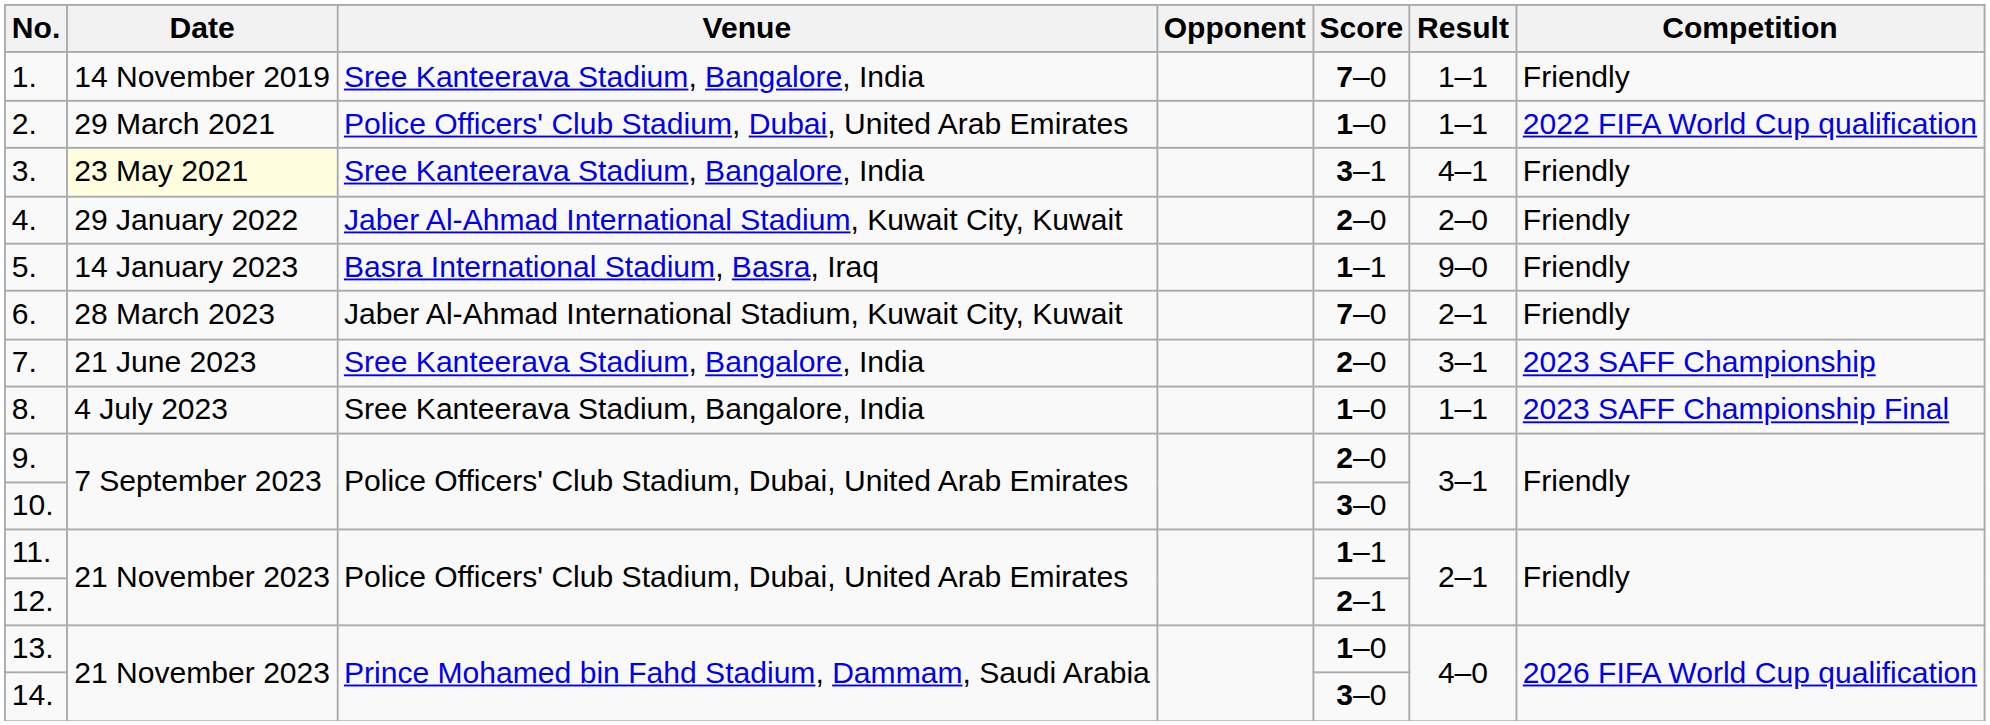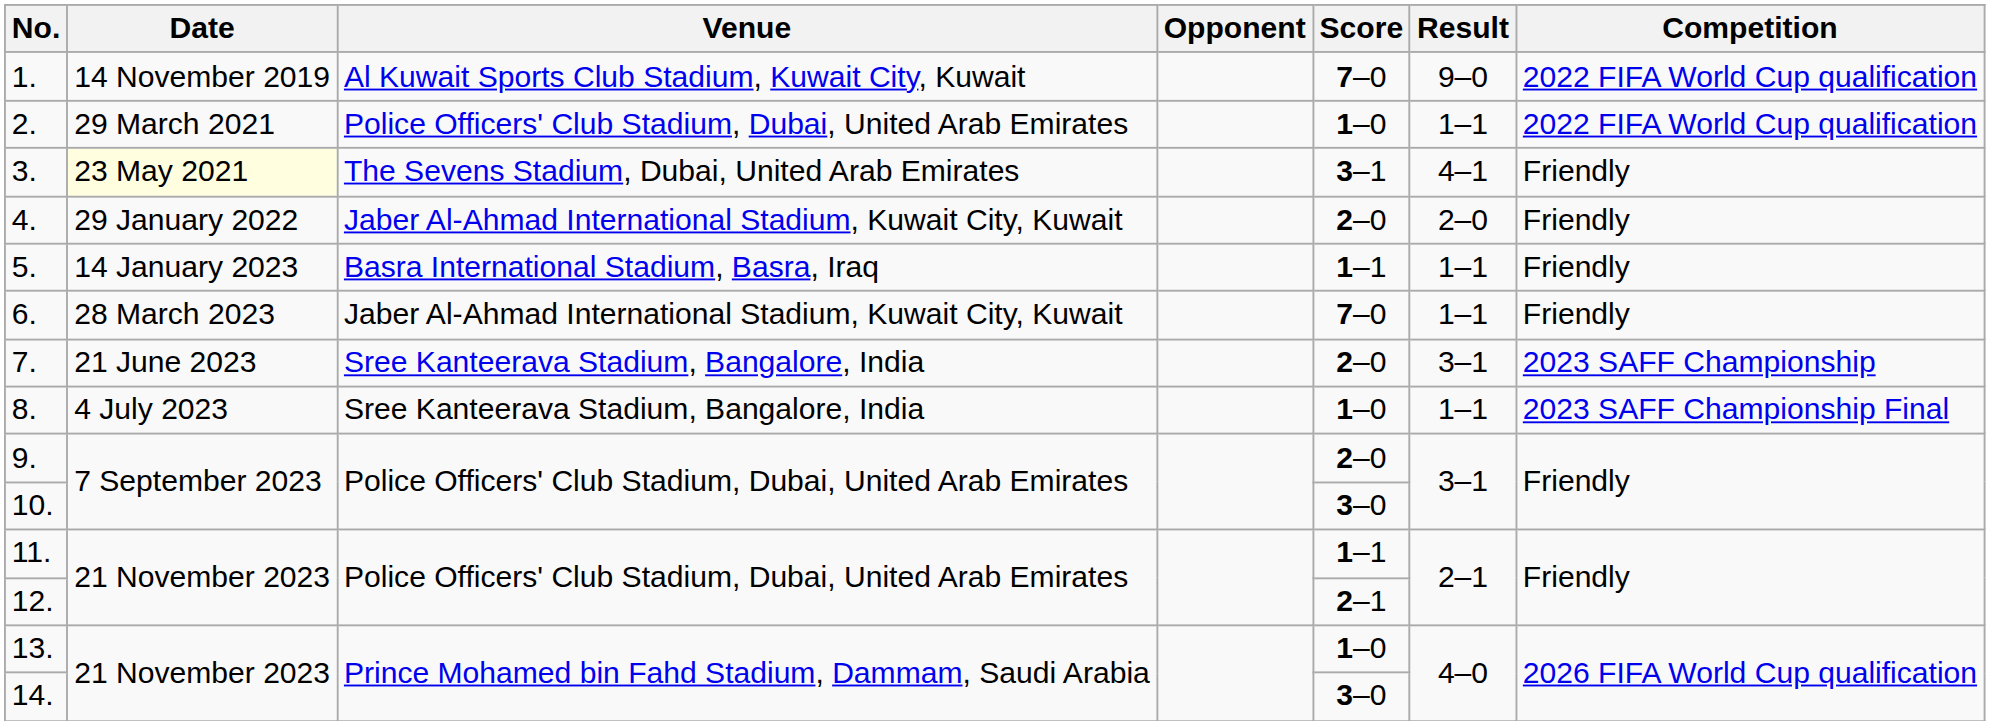(634, 76) Sree Kanteerava Stadium, Bangalore, India -> (685, 76) Al Kuwait Sports Club Stadium, Kuwait City, Kuwait
(1463, 76) 1–1 -> (1463, 76) 9–0
(1576, 76) Friendly -> (1750, 76) 2022 FIFA World Cup qualification
(634, 171) Sree Kanteerava Stadium, Bangalore, India -> (682, 171) The Sevens Stadium, Dubai, United Arab Emirates
(1463, 266) 9–0 -> (1463, 266) 1–1
(1463, 314) 2–1 -> (1463, 314) 1–1
